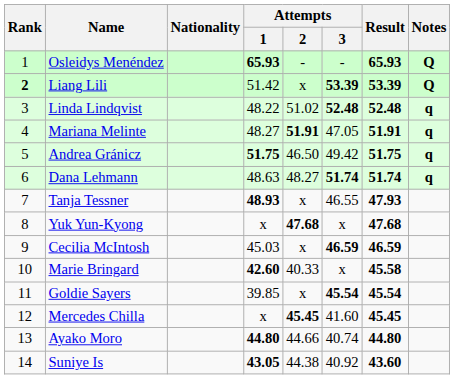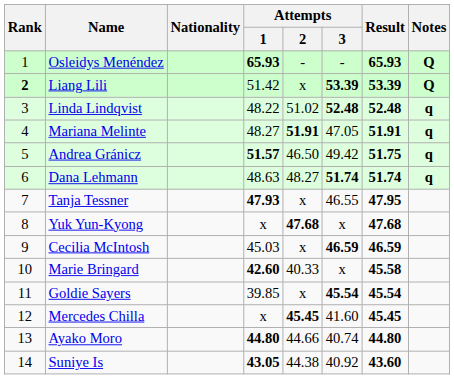(263, 154) 51.75 -> (263, 154) 51.57
(263, 200) 48.93 -> (263, 200) 47.93
(385, 200) 47.93 -> (385, 200) 47.95
